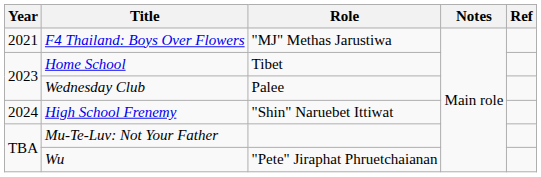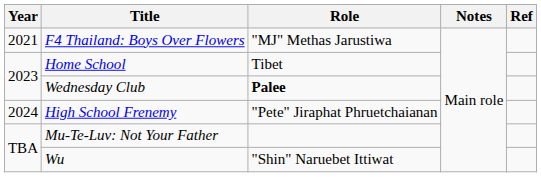(268, 87) normal -> (269, 87) bold
(322, 111) "Shin" Naruebet Ittiwat -> (345, 111) "Pete" Jiraphat Phruetchaianan
(345, 159) "Pete" Jiraphat Phruetchaianan -> (322, 159) "Shin" Naruebet Ittiwat
